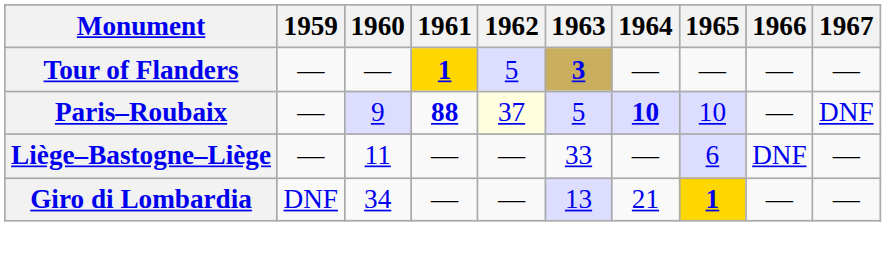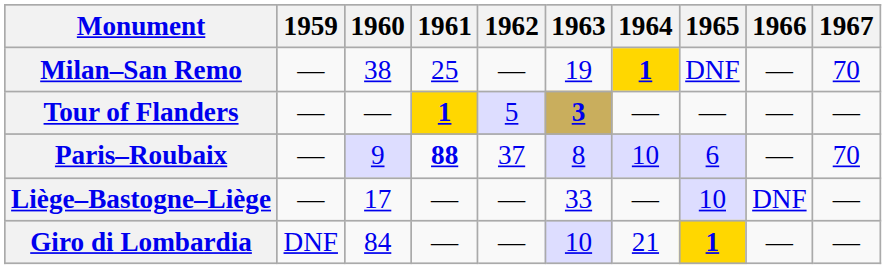+ row: (141, 69)
(512, 112) lightyellow background -> (512, 155) no background
(579, 112) 5 -> (579, 155) 8
(645, 112) bold -> (645, 155) normal
(712, 112) 10 -> (712, 155) 6
(846, 112) DNF -> (846, 155) 70
(378, 155) 11 -> (378, 198) 17
(712, 155) 6 -> (712, 198) 10
(378, 198) 34 -> (378, 241) 84
(579, 198) 13 -> (579, 241) 10
